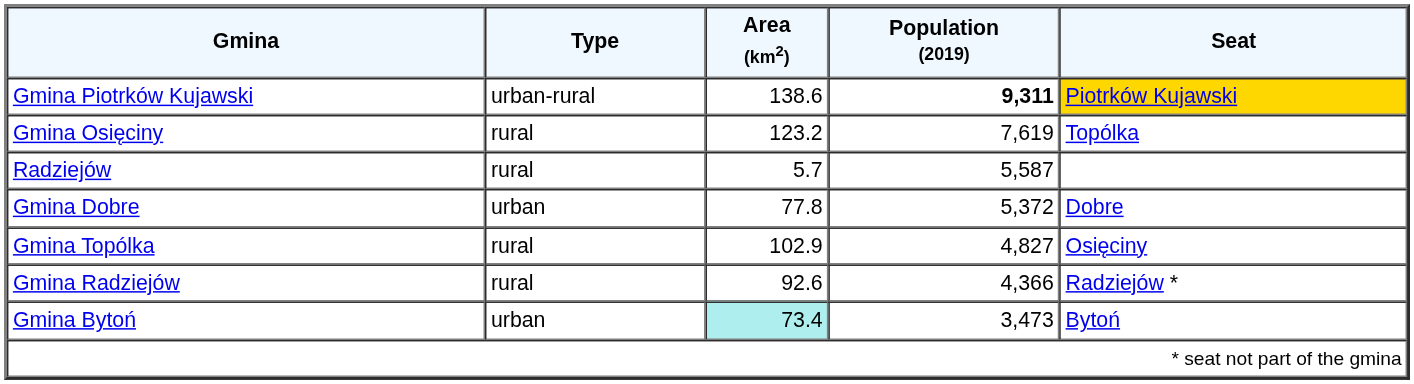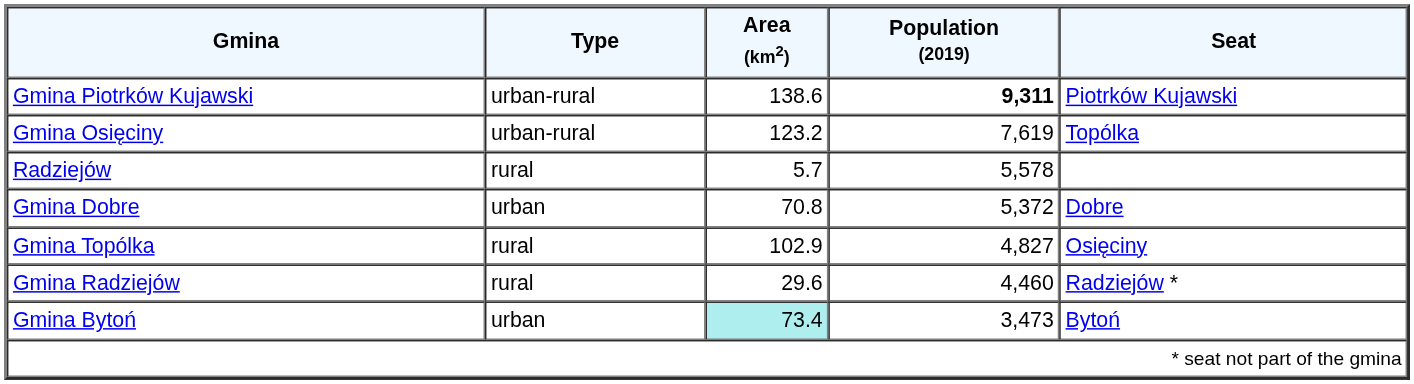(1151, 95) gold background -> (1151, 95) no background
(512, 133) rural -> (543, 133) urban-rural
(1027, 170) 5,587 -> (1027, 170) 5,578
(802, 207) 77.8 -> (802, 207) 70.8
(802, 282) 92.6 -> (802, 282) 29.6
(1027, 282) 4,366 -> (1027, 282) 4,460
